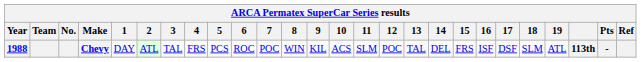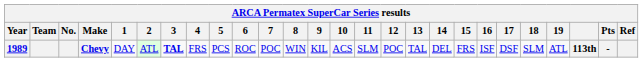(17, 48) 1988 -> (17, 48) 1989
(173, 48) normal -> (174, 48) bold
